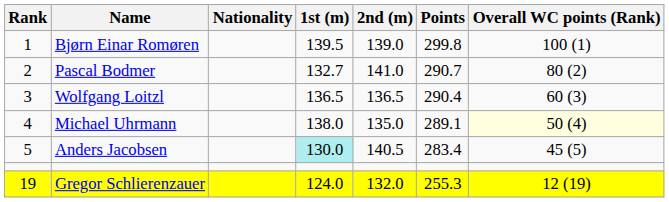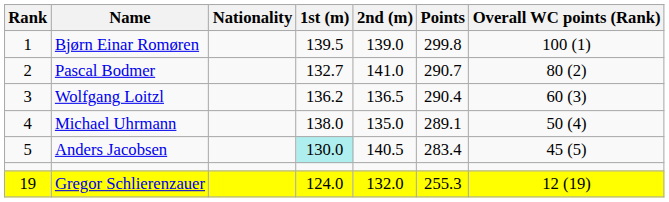(325, 96) 136.5 -> (325, 96) 136.2
(567, 123) lightyellow background -> (567, 123) no background
